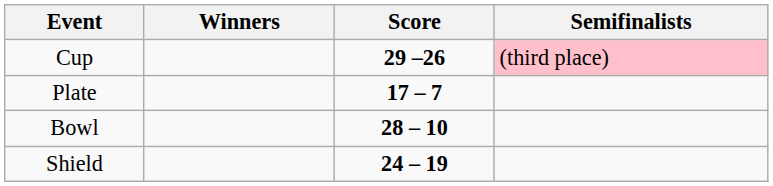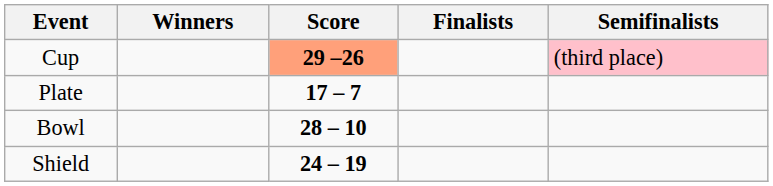+ column: (473, 22)
(414, 57) no background -> (333, 57) lightsalmon background
